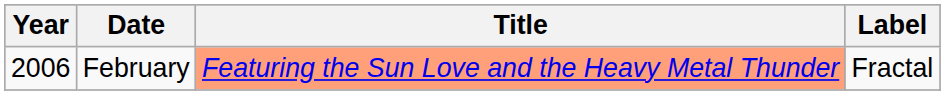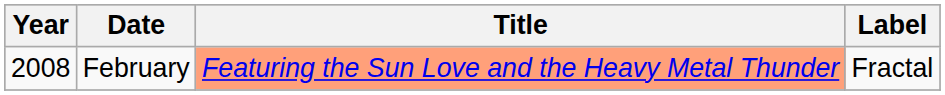(41, 68) 2006 -> (41, 68) 2008
